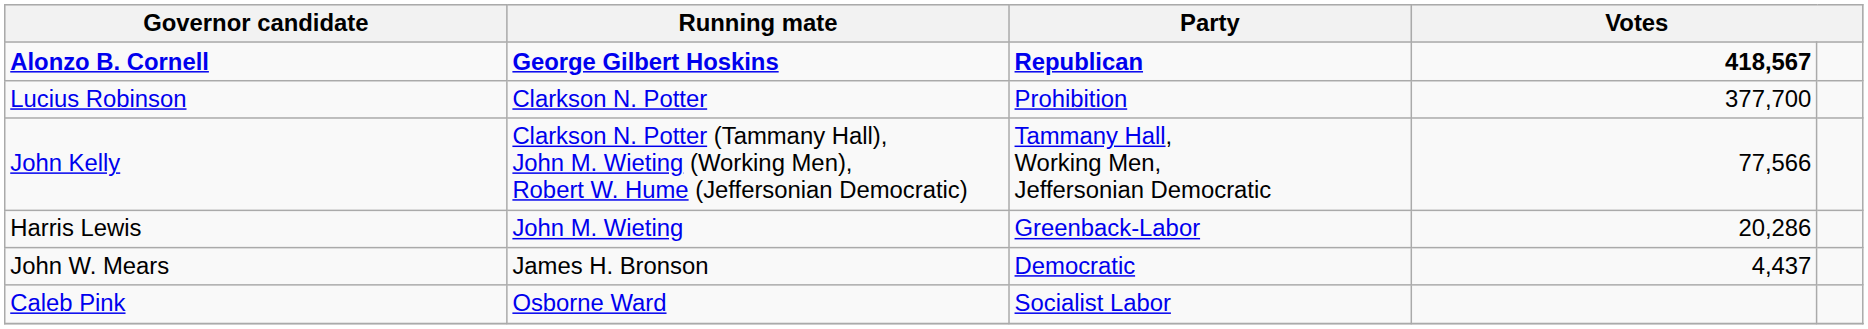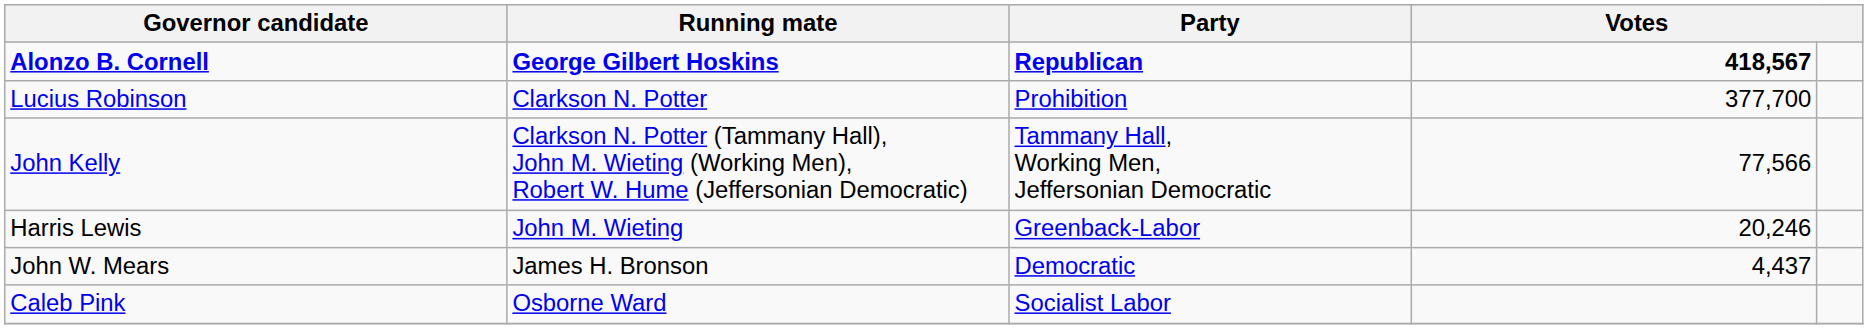(1775, 228) 20,286 -> (1775, 228) 20,246
